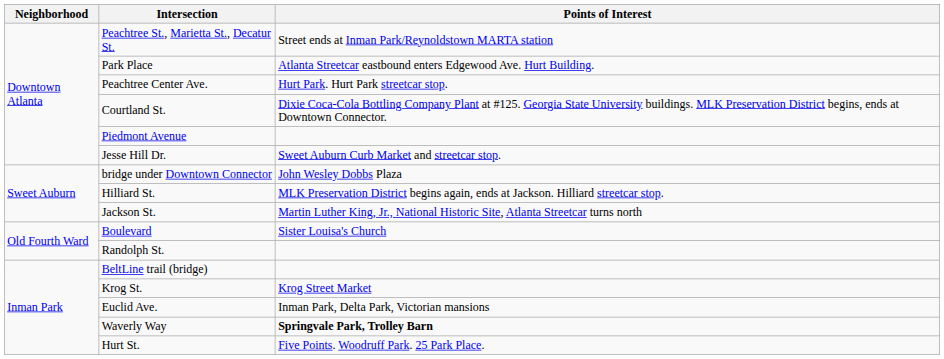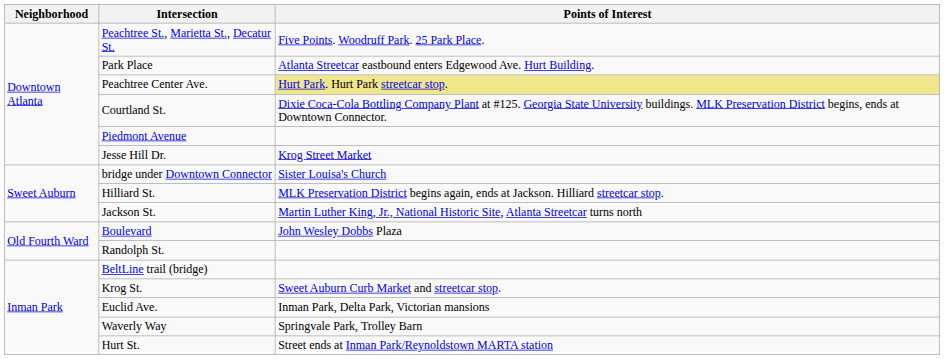(416, 39) Street ends at Inman Park/Reynoldstown MARTA station -> (381, 39) Five Points. Woodruff Park. 25 Park Place.
(363, 84) no background -> (363, 84) khaki background
(390, 155) Sweet Auburn Curb Market and streetcar stop. -> (325, 155) Krog Street Market
(340, 174) John Wesley Dobbs Plaza -> (332, 174) Sister Louisa's Church
(332, 231) Sister Louisa's Church -> (340, 231) John Wesley Dobbs Plaza
(325, 288) Krog Street Market -> (390, 288) Sweet Auburn Curb Market and streetcar stop.
(355, 326) bold -> (350, 326) normal
(381, 345) Five Points. Woodruff Park. 25 Park Place. -> (416, 345) Street ends at Inman Park/Reynoldstown MARTA station
